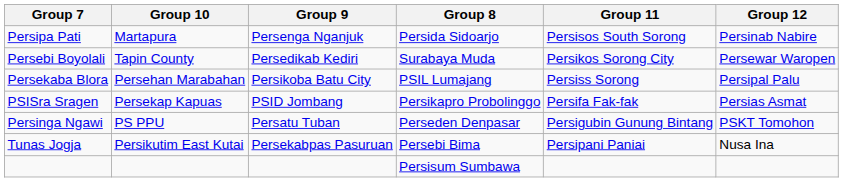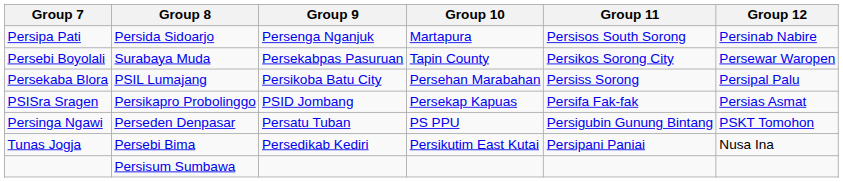columns swapped: (470, 15) <-> (180, 15)
(305, 58) Persedikab Kediri -> (333, 58) Persekabpas Pasuruan
(322, 144) Persekabpas Pasuruan -> (315, 144) Persedikab Kediri
